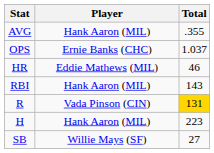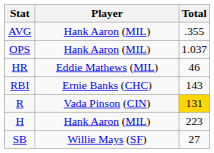(107, 49) Ernie Banks (CHC) -> (107, 49) Hank Aaron (MIL)
(107, 85) Hank Aaron (MIL) -> (107, 85) Ernie Banks (CHC)
